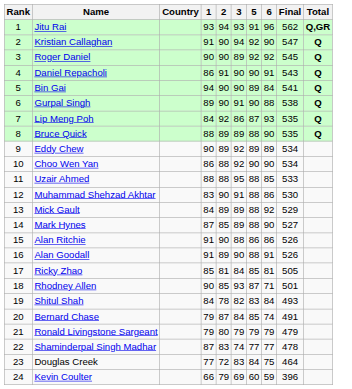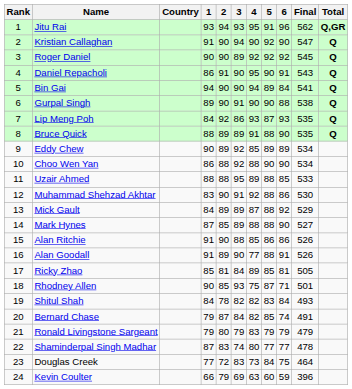+ column: (254, 12)
